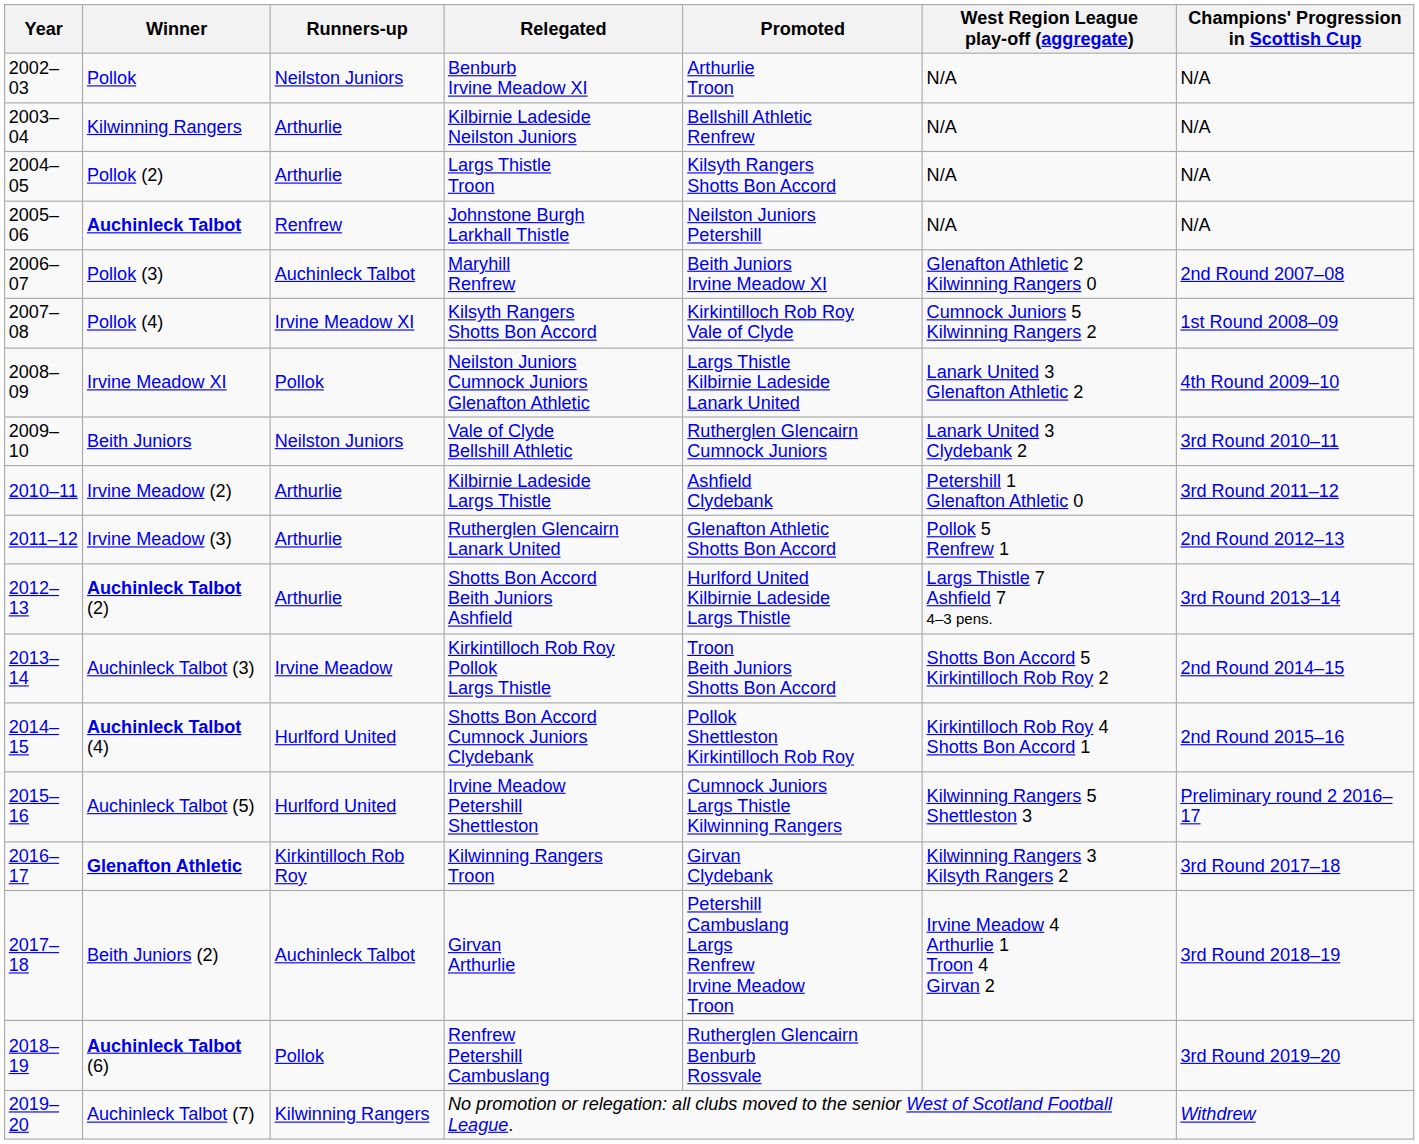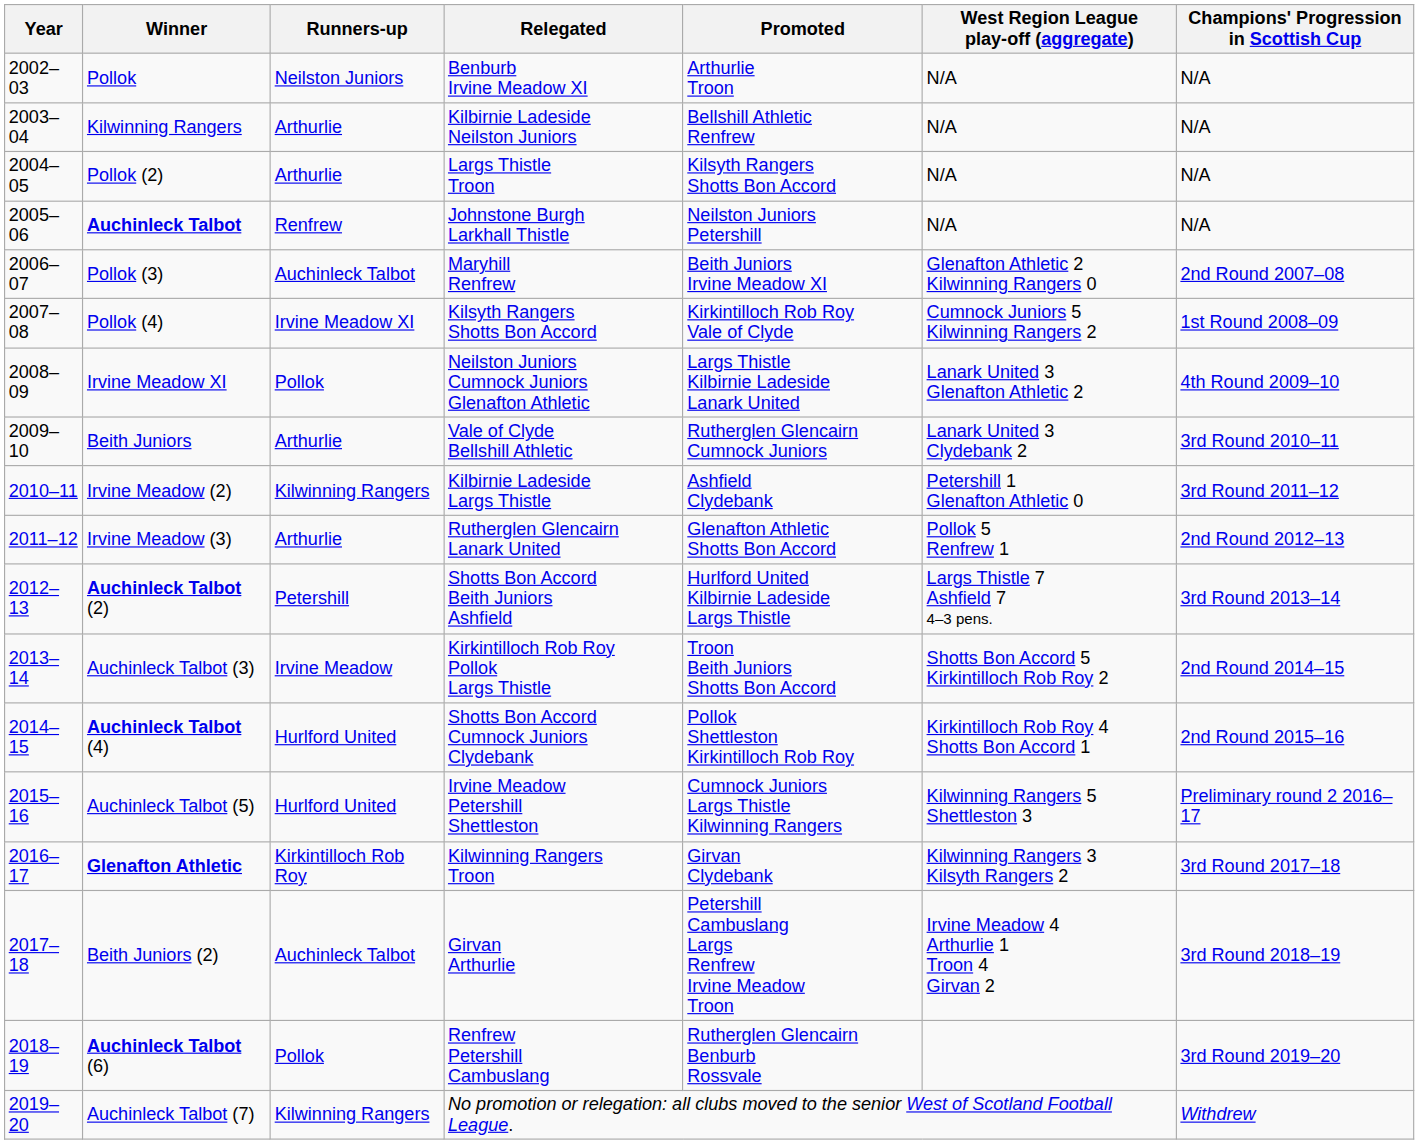(339, 441) Neilston Juniors -> (308, 441) Arthurlie
(308, 490) Arthurlie -> (352, 490) Kilwinning Rangers
(308, 598) Arthurlie -> (312, 598) Petershill
